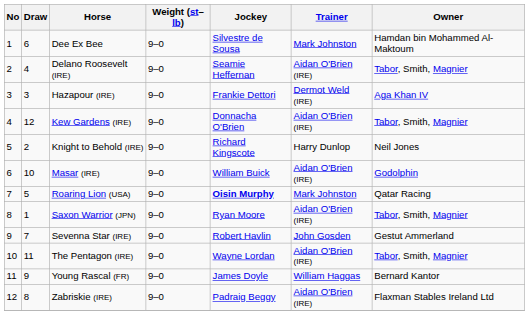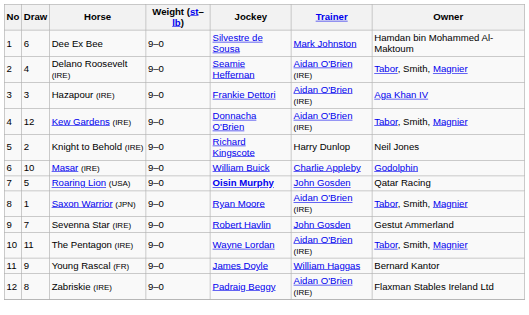(321, 95) Dermot Weld (IRE) -> (323, 95) Aidan O'Brien (IRE)
(323, 173) Aidan O'Brien (IRE) -> (327, 168) Charlie Appleby
(325, 194) Mark Johnston -> (322, 183) John Gosden
